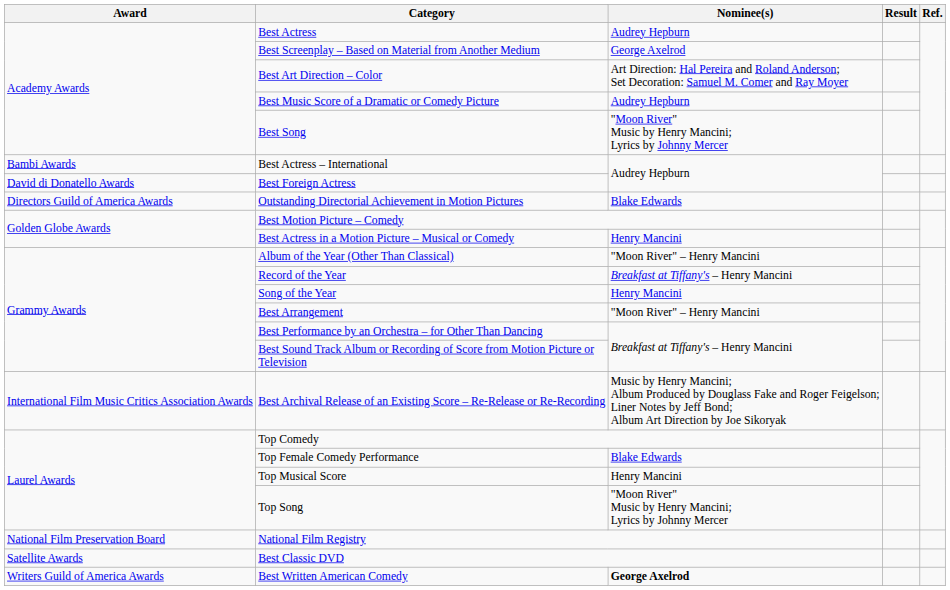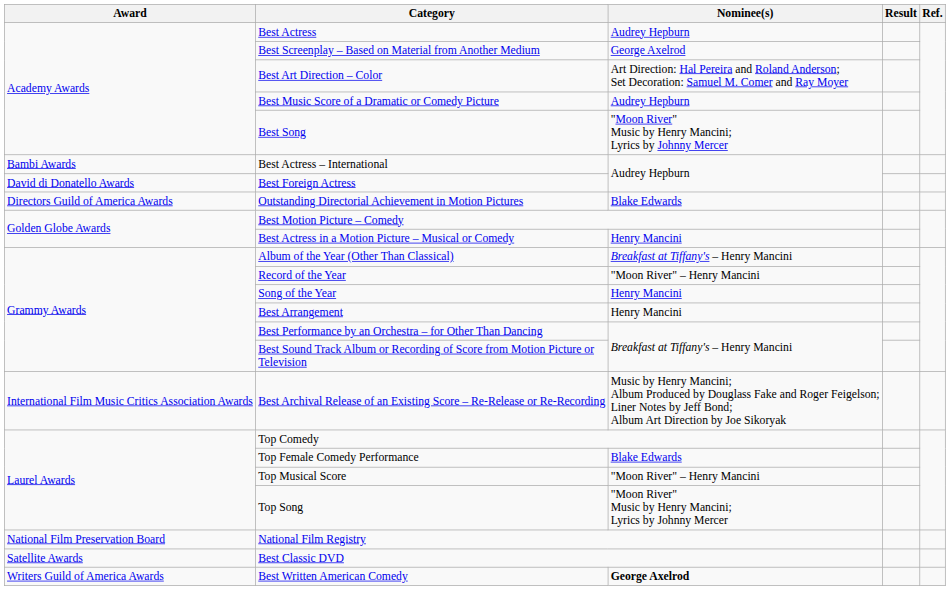(685, 256) "Moon River" – Henry Mancini -> (701, 256) Breakfast at Tiffany's – Henry Mancini
(701, 275) Breakfast at Tiffany's – Henry Mancini -> (685, 275) "Moon River" – Henry Mancini
(685, 312) "Moon River" – Henry Mancini -> (646, 312) Henry Mancini
(646, 476) Henry Mancini -> (685, 476) "Moon River" – Henry Mancini
